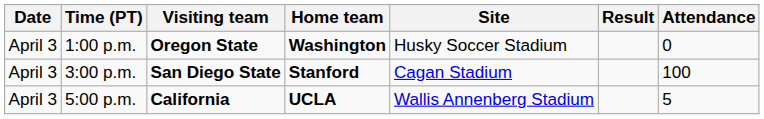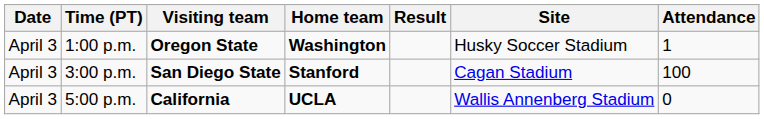columns swapped: (494, 18) <-> (628, 18)
(667, 45) 0 -> (667, 45) 1
(667, 99) 5 -> (667, 99) 0
